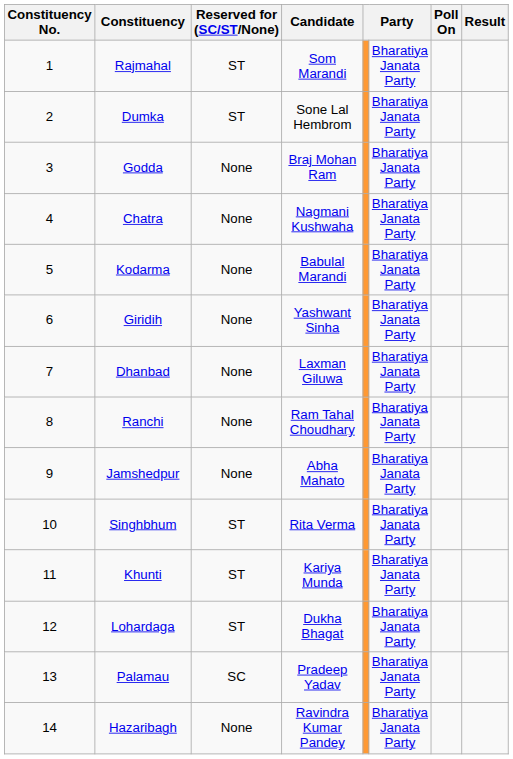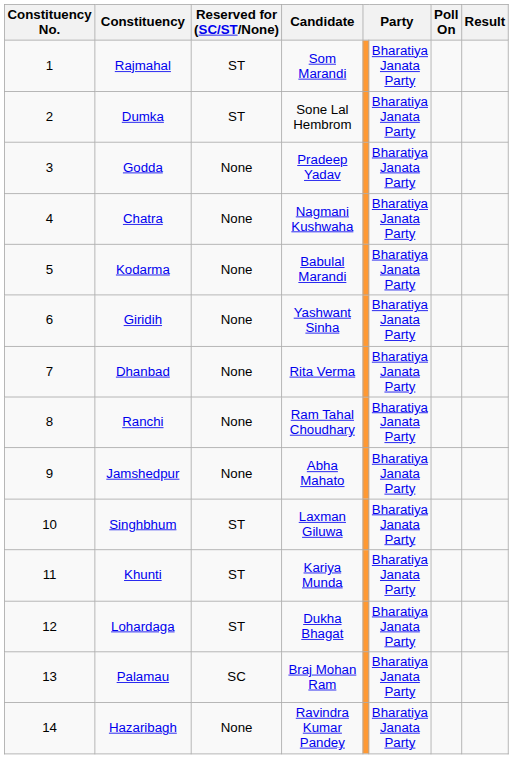(322, 167) Braj Mohan Ram -> (322, 167) Pradeep Yadav
(322, 371) Laxman Giluwa -> (322, 371) Rita Verma
(322, 524) Rita Verma -> (322, 524) Laxman Giluwa
(322, 677) Pradeep Yadav -> (322, 677) Braj Mohan Ram
